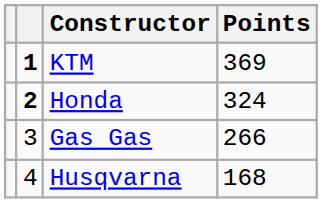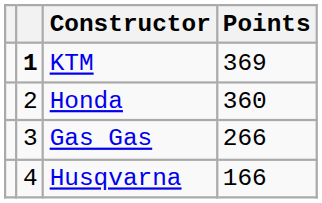(30, 101) bold -> (30, 101) normal
(245, 101) 324 -> (245, 101) 360
(245, 178) 168 -> (245, 178) 166
